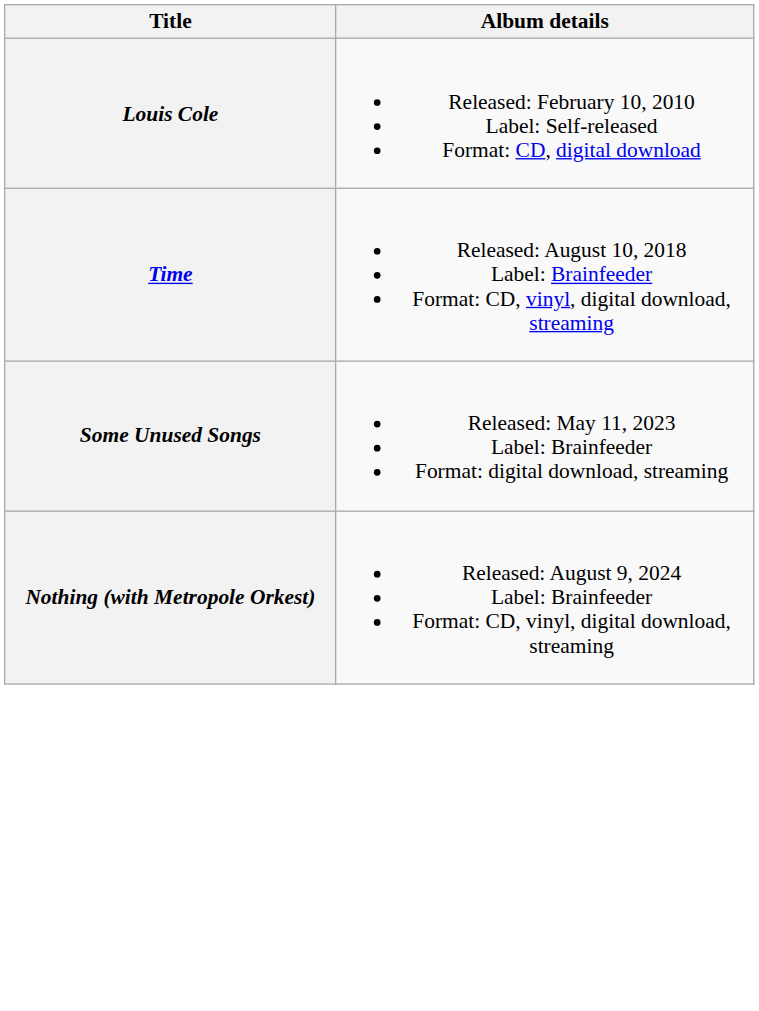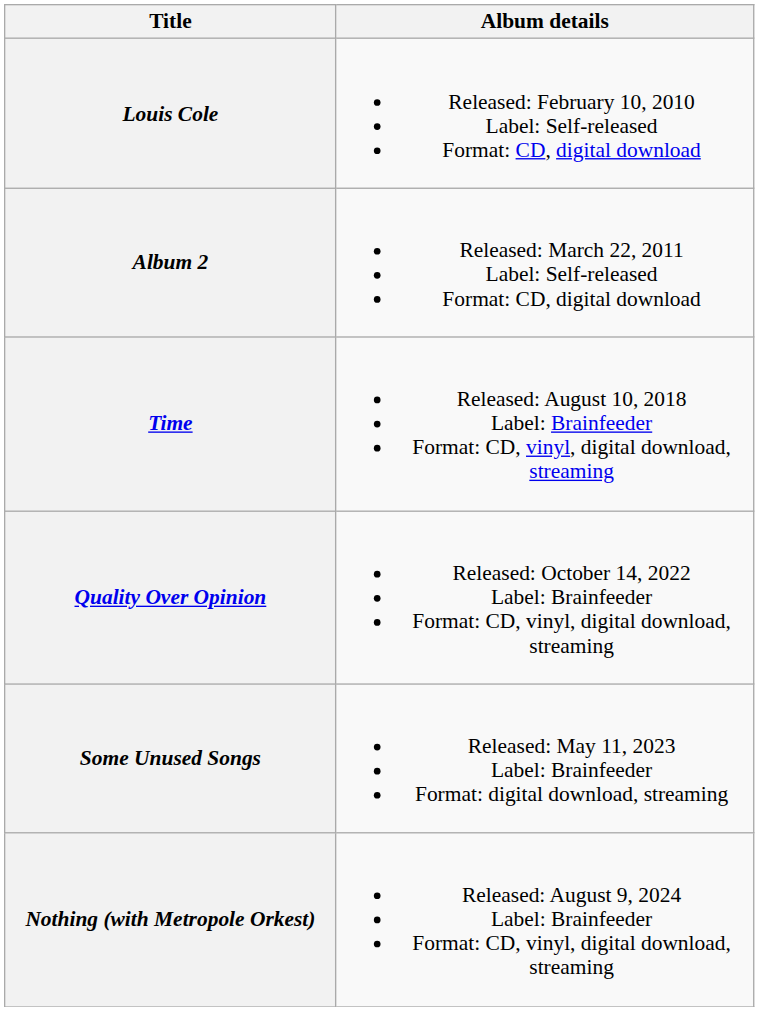+ row: (170, 262)
+ row: (170, 597)
